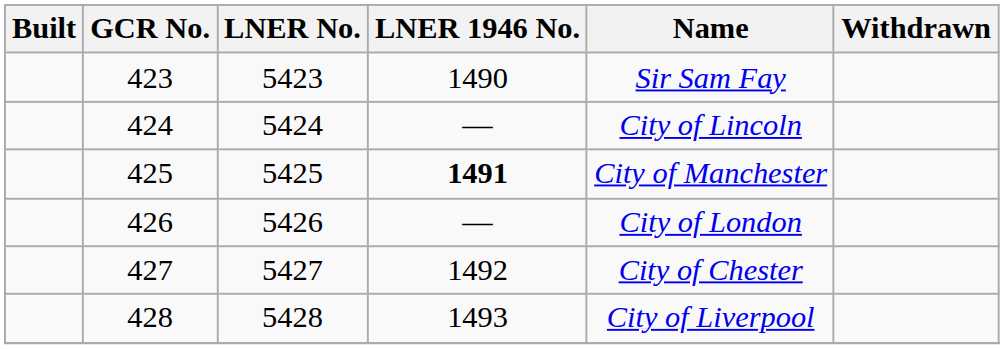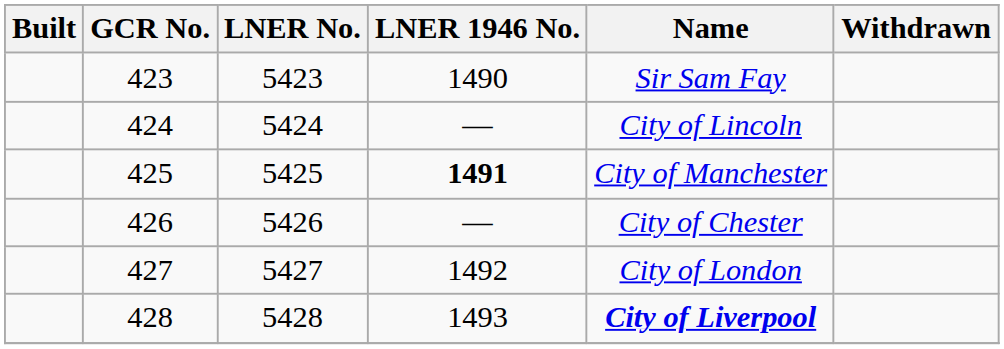(711, 221) City of London -> (711, 221) City of Chester
(711, 269) City of Chester -> (711, 269) City of London
(711, 317) normal -> (711, 317) bold
